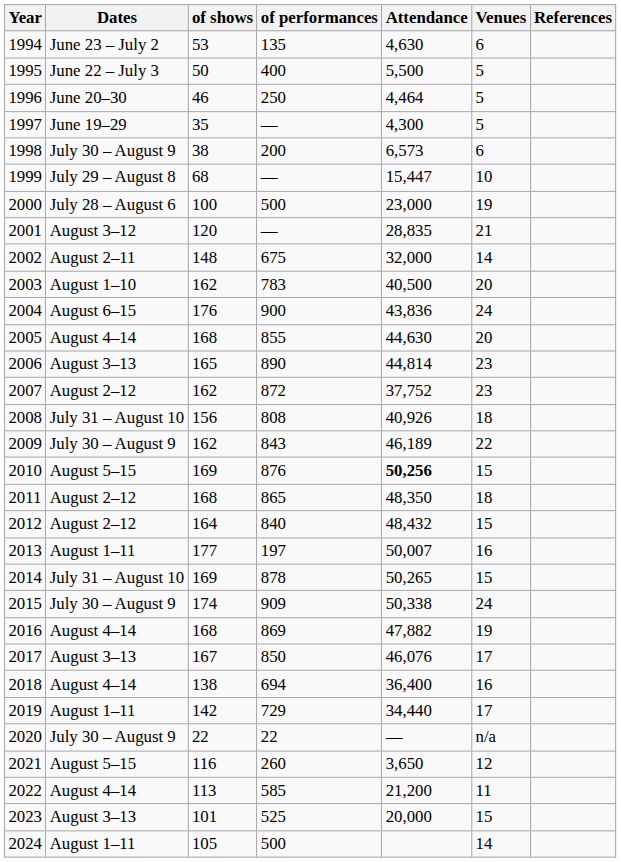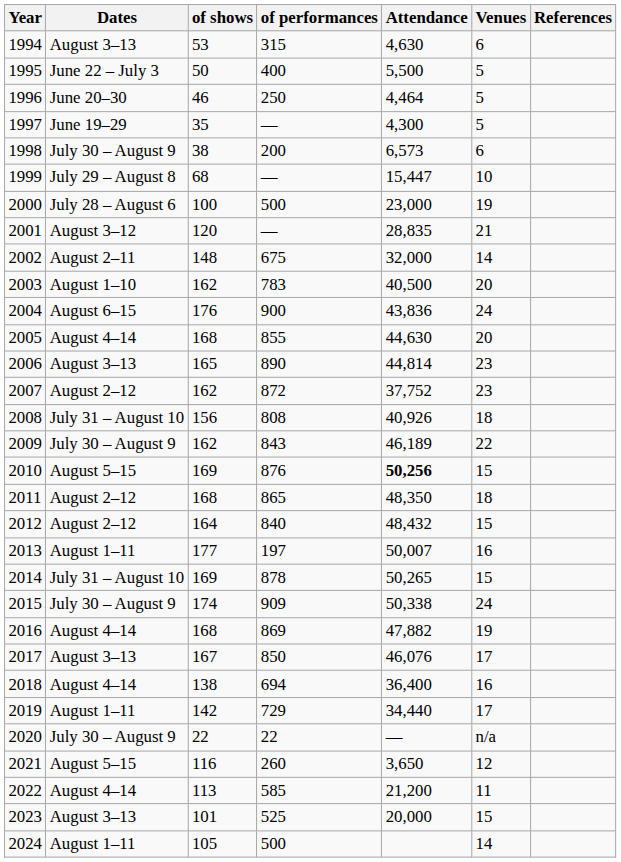(104, 44) June 23 – July 2 -> (93, 44) August 3–13
(273, 44) 135 -> (273, 44) 315
